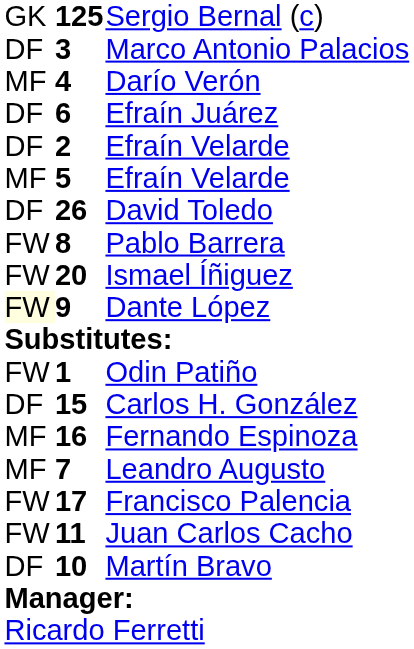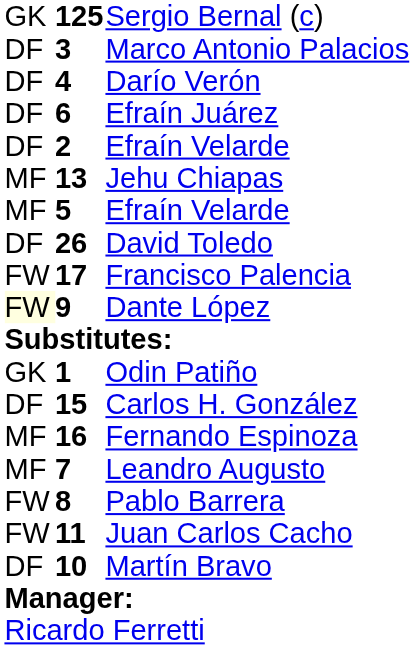(25, 81) MF -> (24, 81) DF
+ row: (71, 178)
rows swapped: (71, 501) <-> (63, 242)
- row: (71, 275)
(27, 372) FW -> (25, 372) GK
